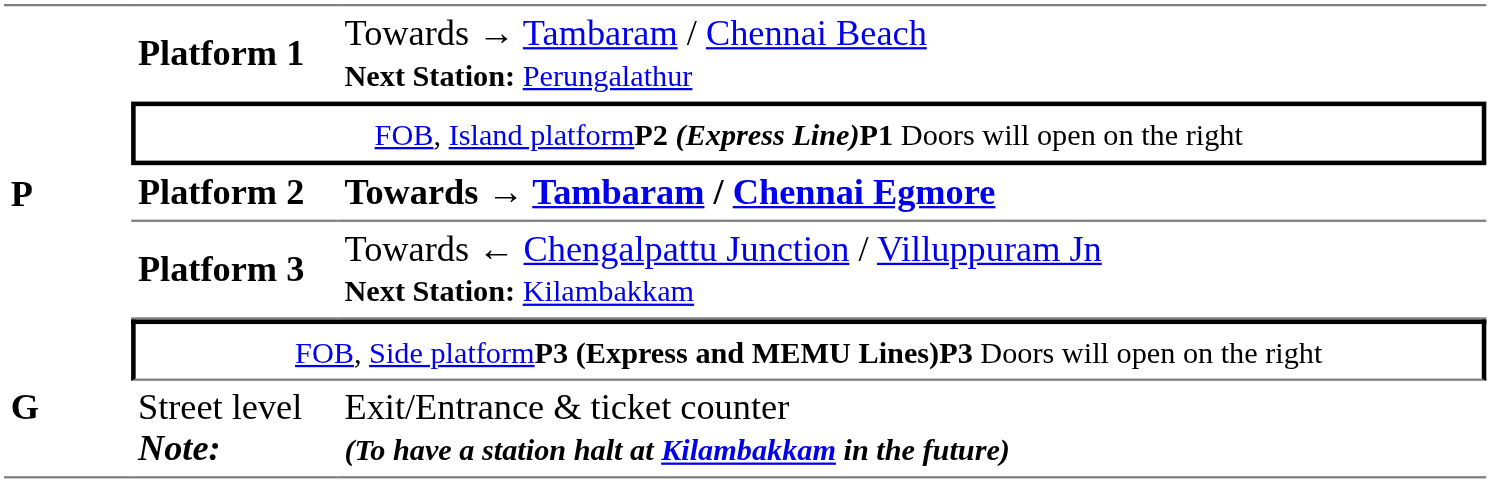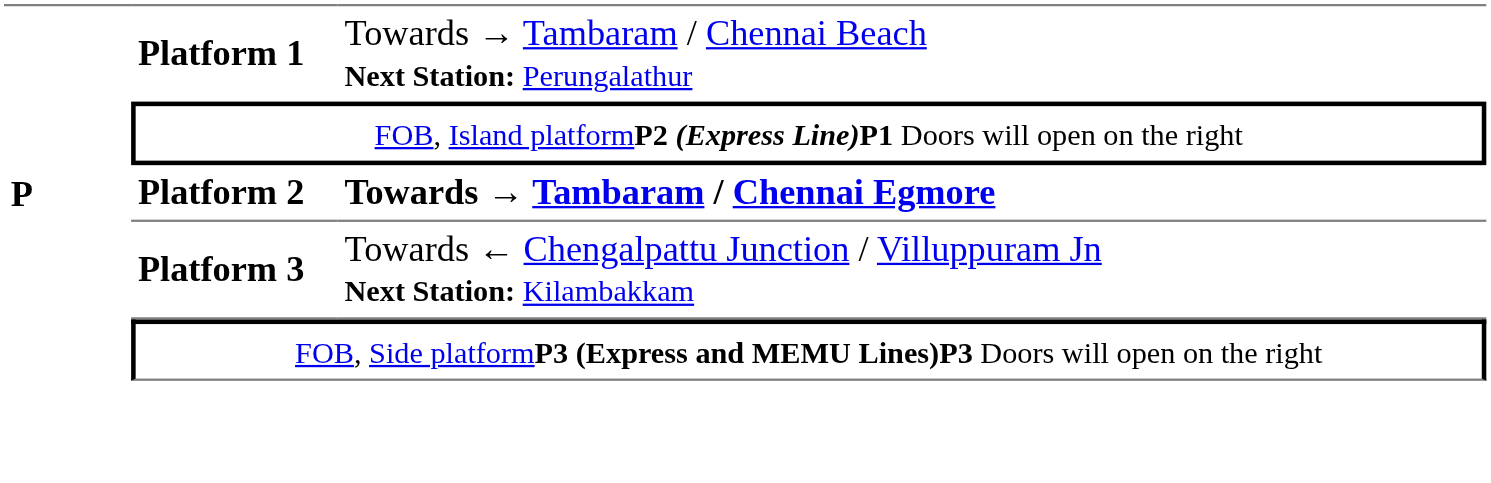- row: (220, 427)
